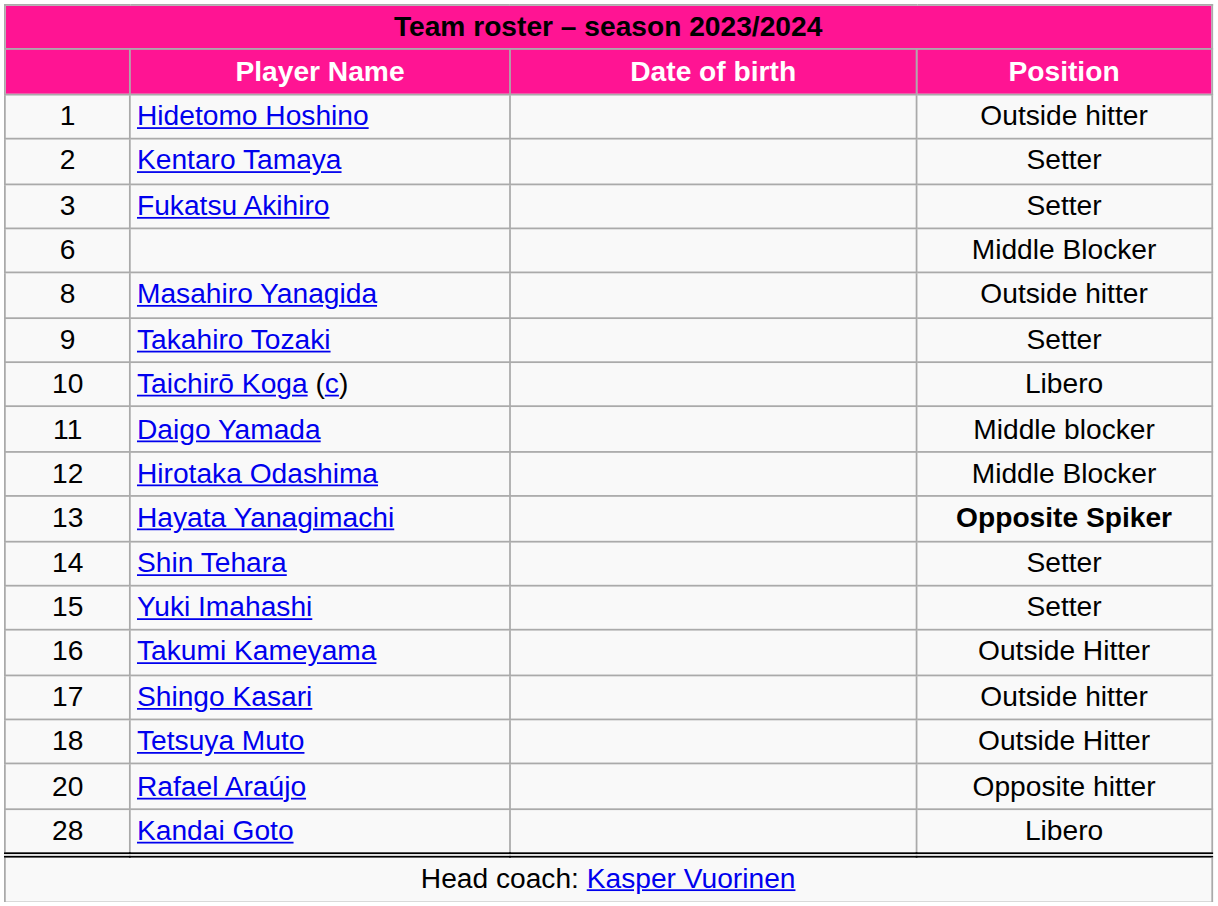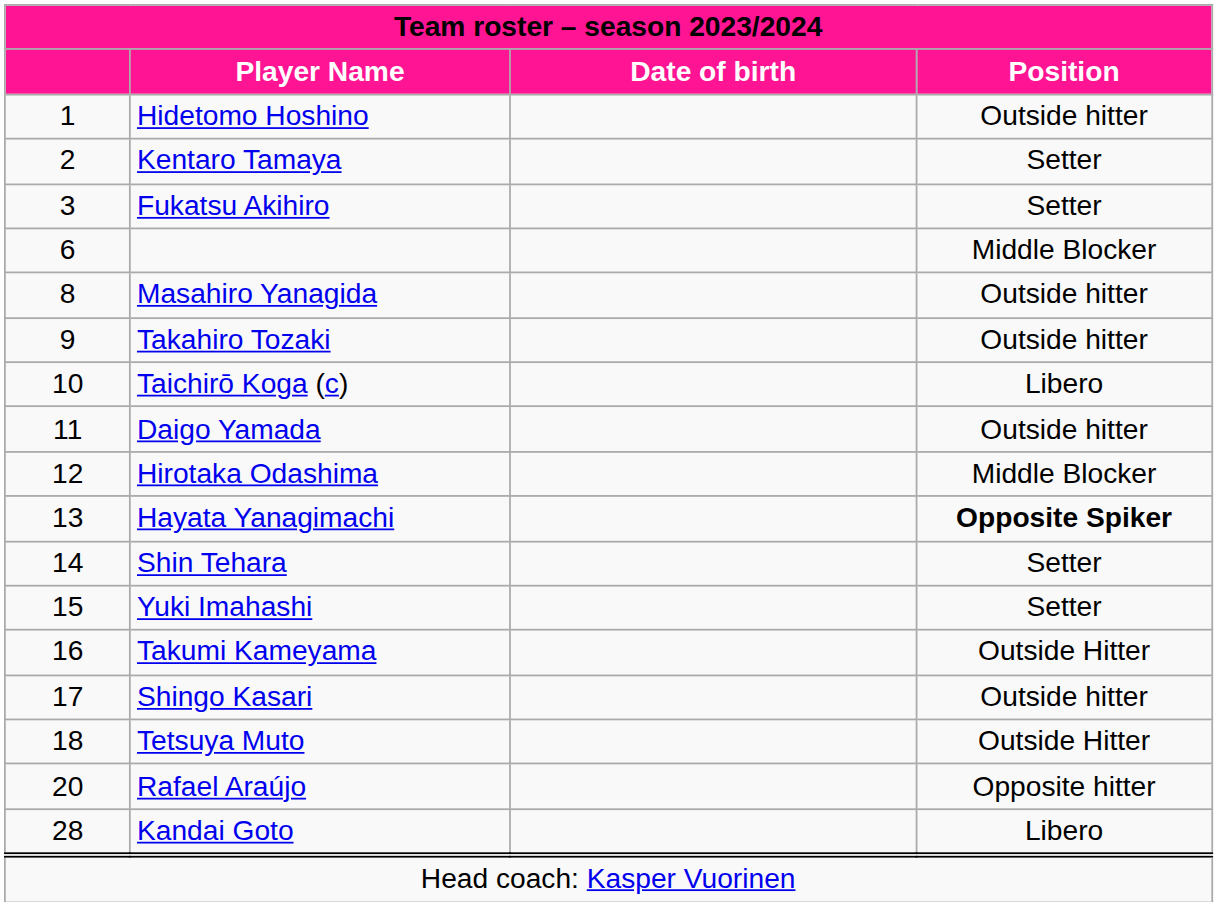(1064, 339) Setter -> (1064, 339) Outside hitter
(1064, 428) Middle blocker -> (1064, 428) Outside hitter
